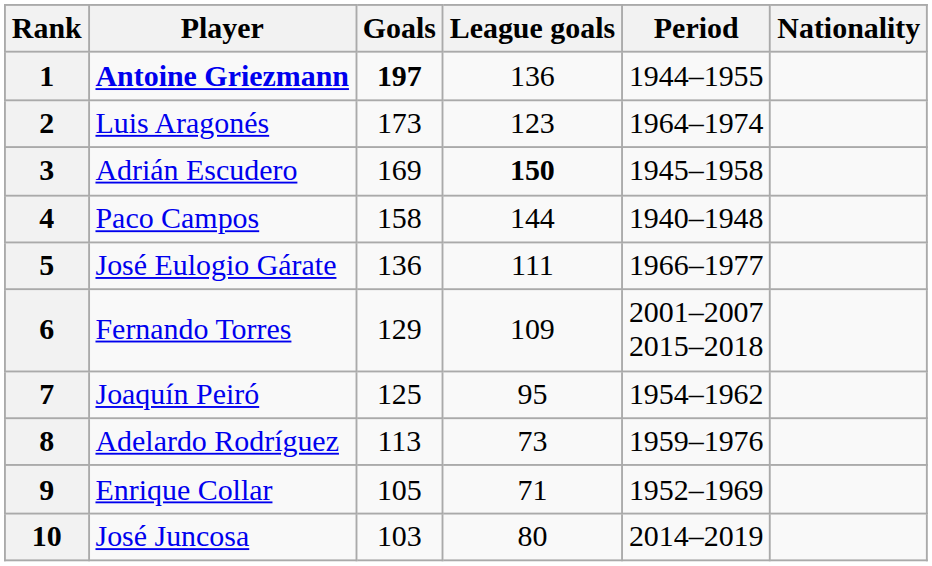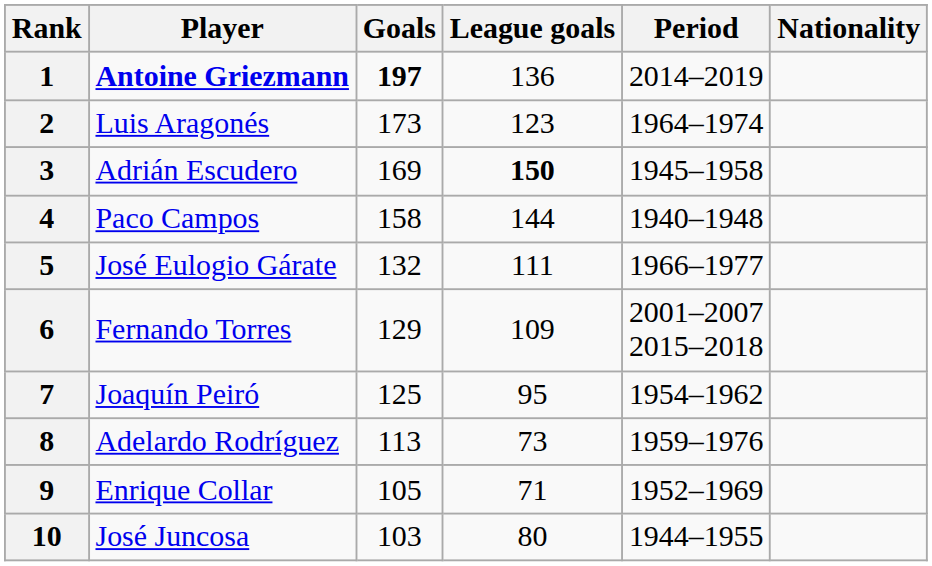(696, 75) 1944–1955 -> (696, 75) 2014–2019
(399, 265) 136 -> (399, 265) 132
(696, 536) 2014–2019 -> (696, 536) 1944–1955
